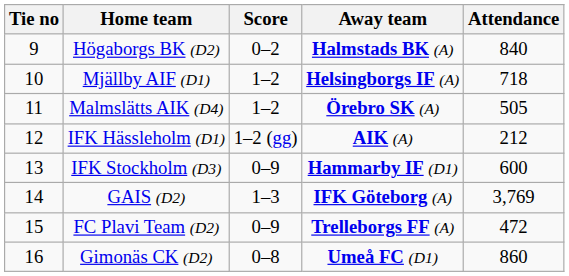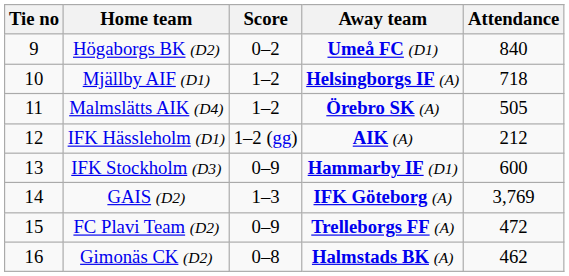(383, 49) Halmstads BK (A) -> (383, 49) Umeå FC (D1)
(383, 256) Umeå FC (D1) -> (383, 256) Halmstads BK (A)
(514, 256) 860 -> (514, 256) 462
